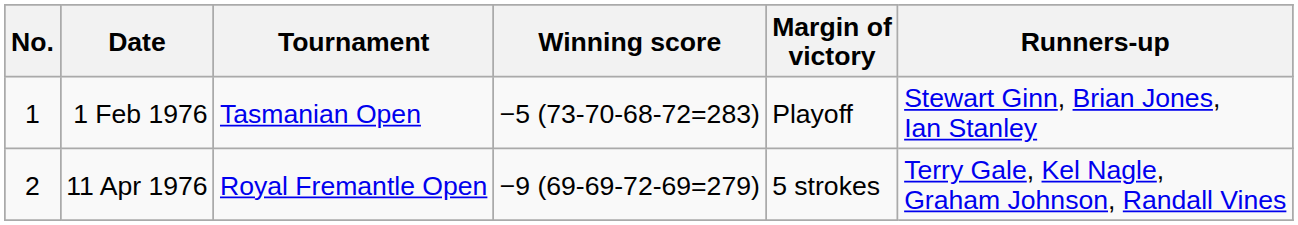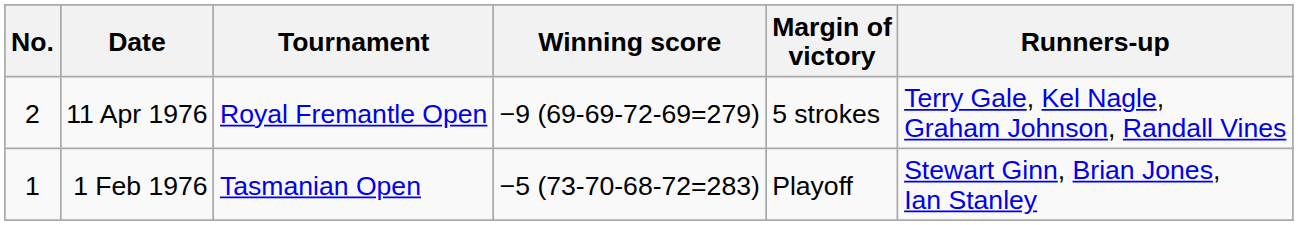rows swapped: (140, 113) <-> (137, 185)
